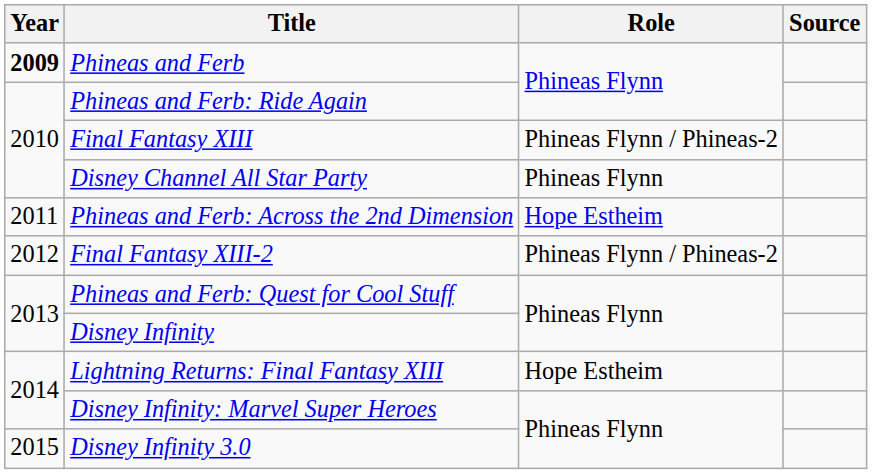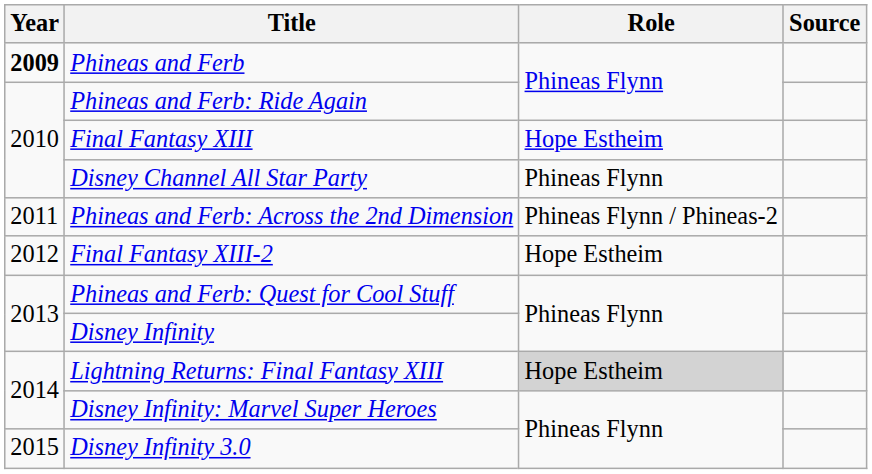(651, 139) Phineas Flynn / Phineas-2 -> (594, 139) Hope Estheim
(594, 216) Hope Estheim -> (651, 216) Phineas Flynn / Phineas-2
(651, 255) Phineas Flynn / Phineas-2 -> (594, 255) Hope Estheim
(594, 370) no background -> (594, 370) lightgrey background
